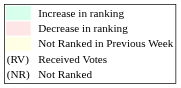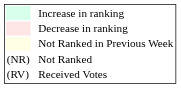rows swapped: (73, 59) <-> (65, 74)
